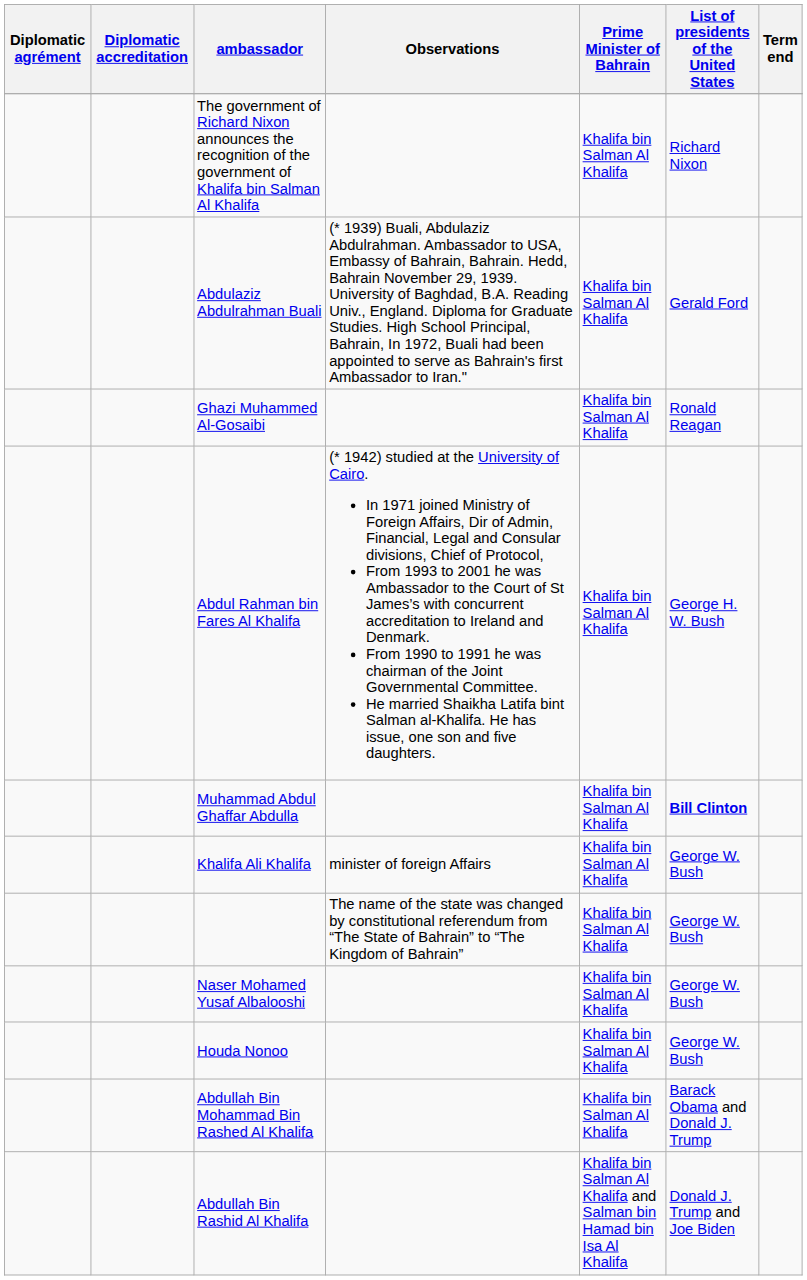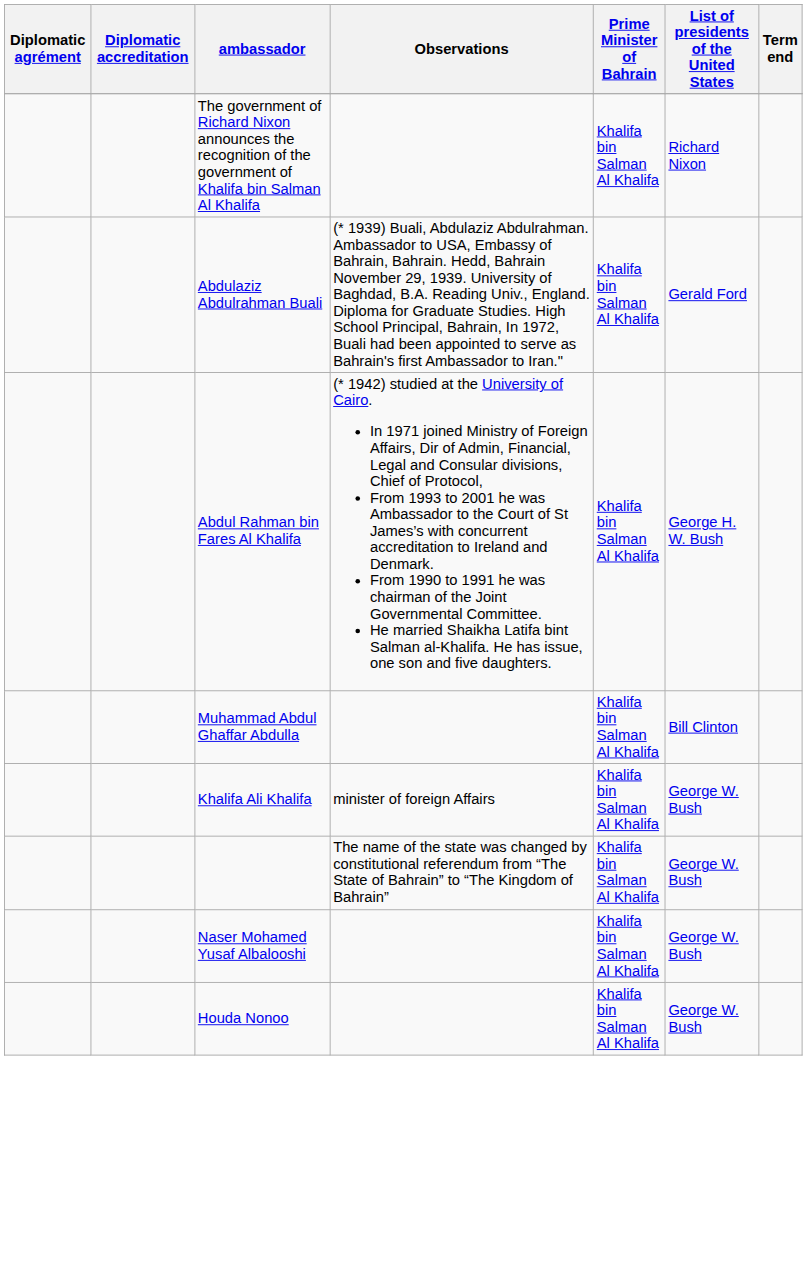- row: (257, 417)
(708, 808) bold -> (703, 726) normal
- row: (255, 1115)
- row: (253, 1213)
